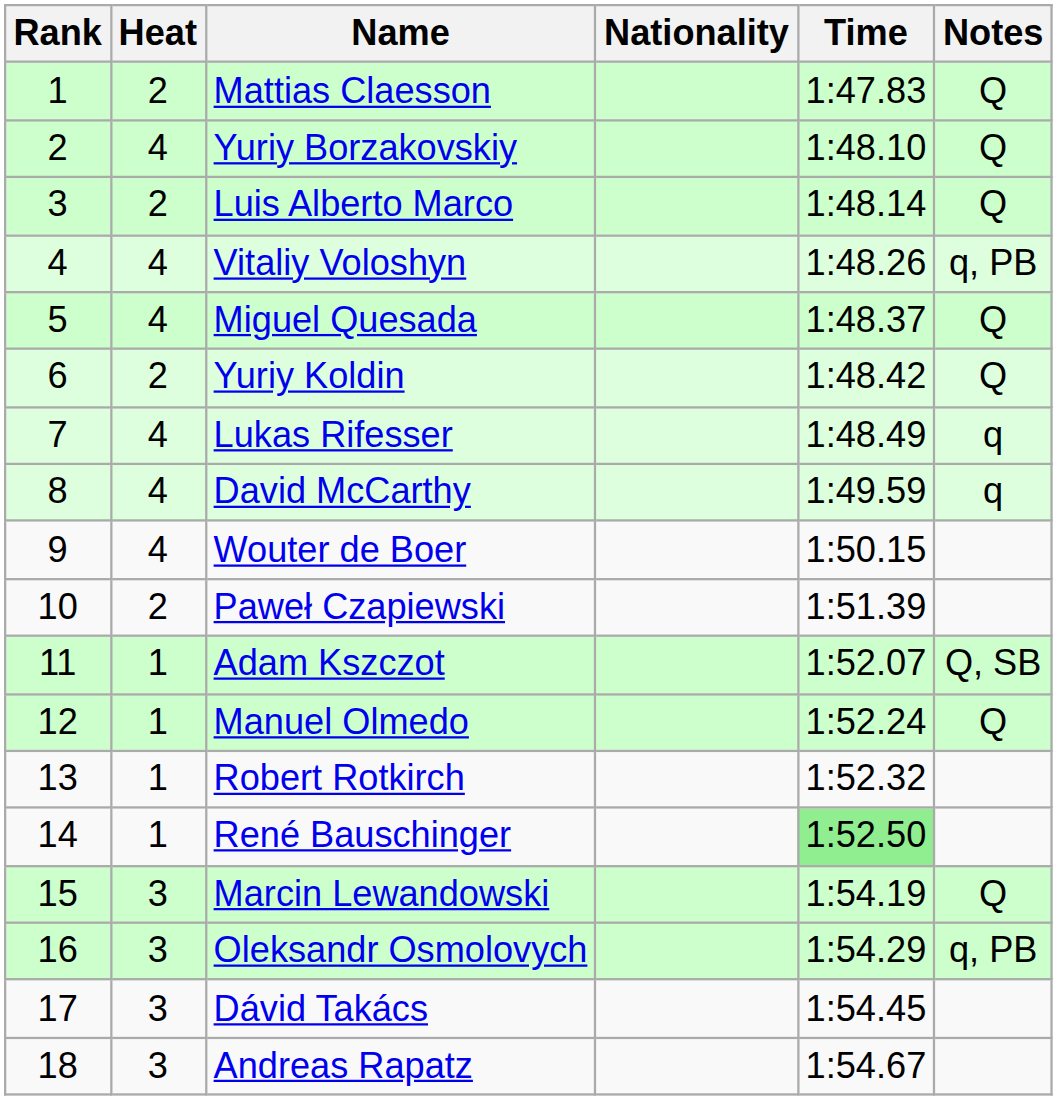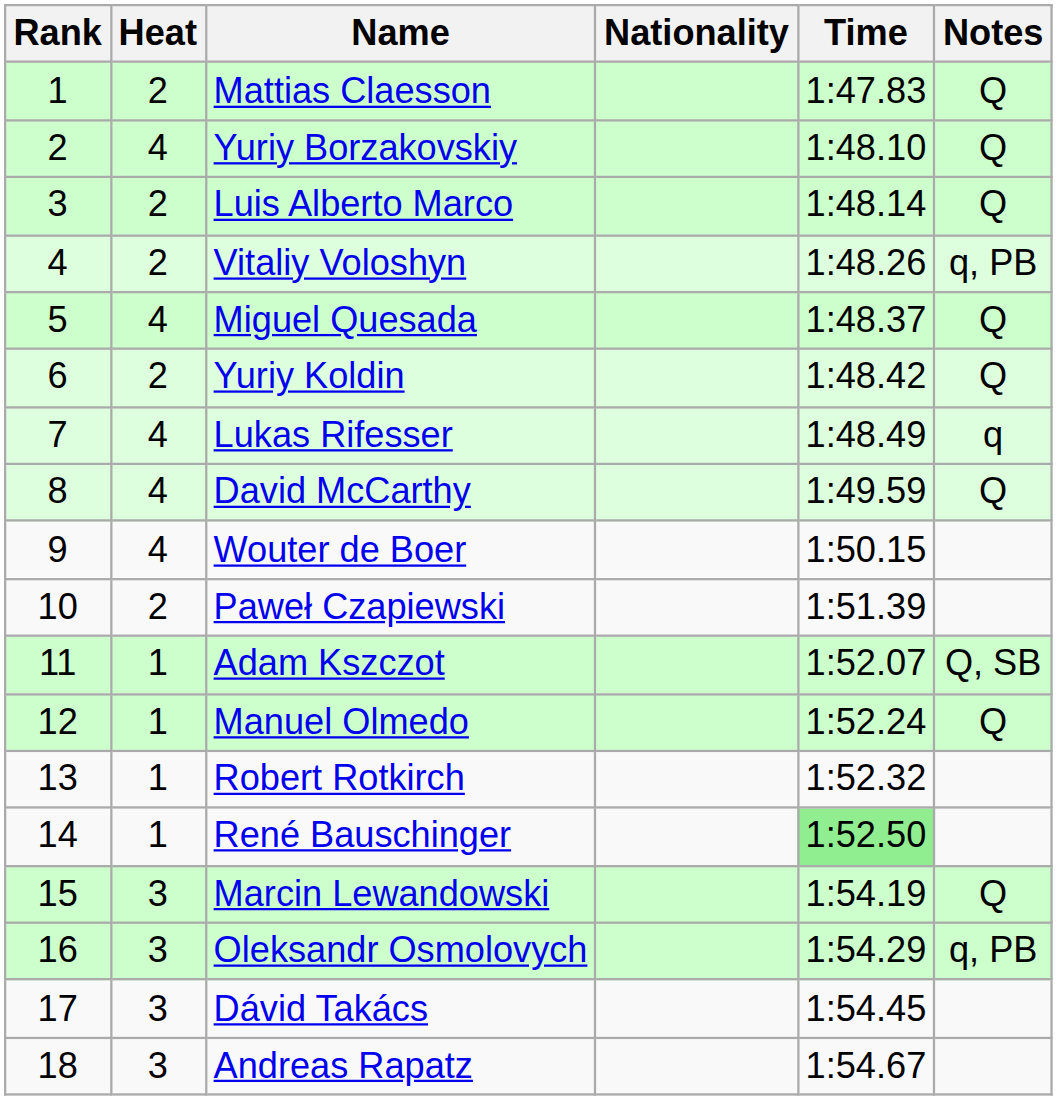(158, 262) 4 -> (158, 262) 2
(993, 491) q -> (993, 491) Q
